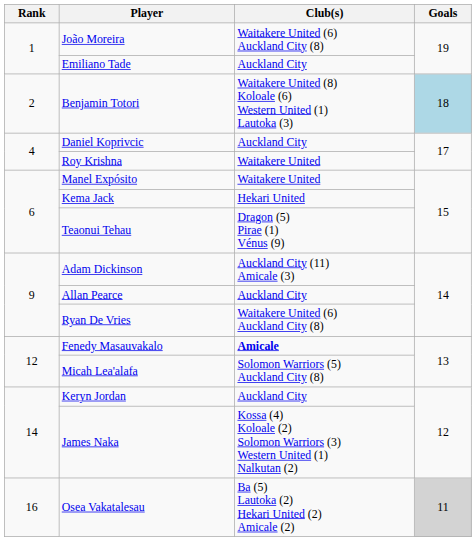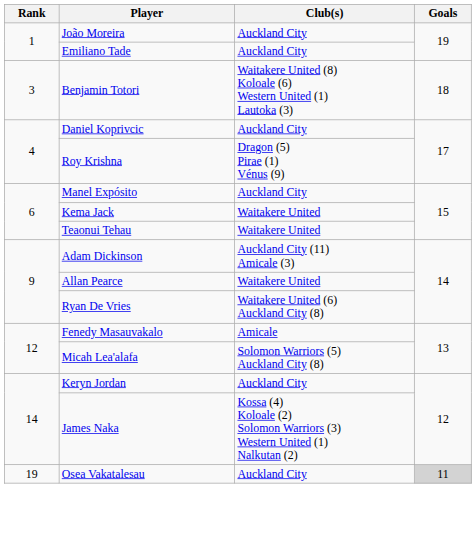(287, 39) Waitakere United (6) Auckland City (8) -> (272, 32) Auckland City
(32, 103) 2 -> (32, 90) 3
(443, 103) lightblue background -> (443, 90) no background
(279, 161) Waitakere United -> (264, 161) Dragon (5) Pirae (1) Vénus (9)
(279, 179) Waitakere United -> (272, 193) Auckland City
(271, 198) Hekari United -> (279, 211) Waitakere United
(264, 230) Dragon (5) Pirae (1) Vénus (9) -> (279, 230) Waitakere United
(272, 294) Auckland City -> (279, 281) Waitakere United
(258, 345) bold -> (258, 332) normal
(32, 507) 16 -> (32, 474) 19
(280, 507) Ba (5) Lautoka (2) Hekari United (2) Amicale (2) -> (272, 474) Auckland City
